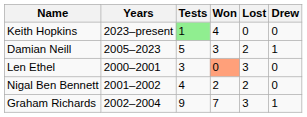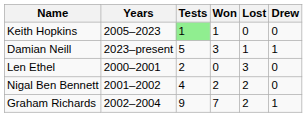(139, 31) 2023–present -> (132, 31) 2005–2023
(216, 31) 4 -> (216, 31) 1
(132, 49) 2005–2023 -> (139, 49) 2023–present
(245, 49) 2 -> (245, 49) 1
(182, 67) 3 -> (182, 67) 2
(216, 67) lightsalmon background -> (216, 67) no background
(245, 103) 3 -> (245, 103) 2
